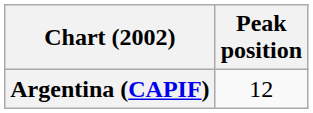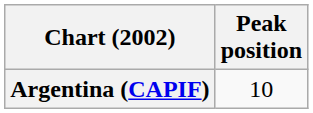(261, 88) 12 -> (261, 88) 10
